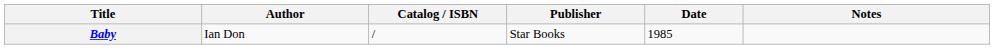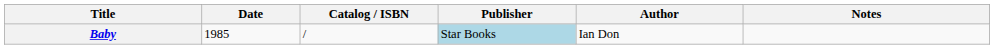columns swapped: (285, 14) <-> (694, 14)
(537, 34) no background -> (468, 34) lightblue background
